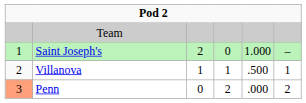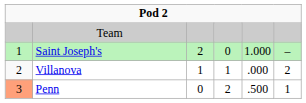(258, 70) .500 -> (258, 70) .000
(288, 70) 1 -> (288, 70) 2
(258, 88) .000 -> (258, 88) .500
(288, 88) 2 -> (288, 88) 1
